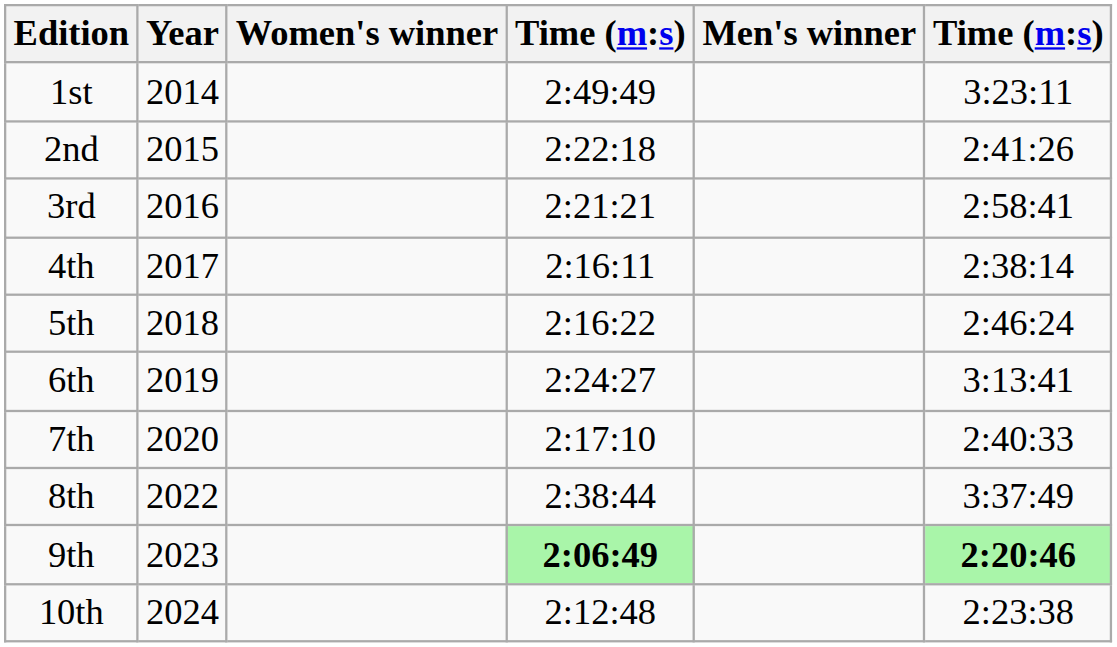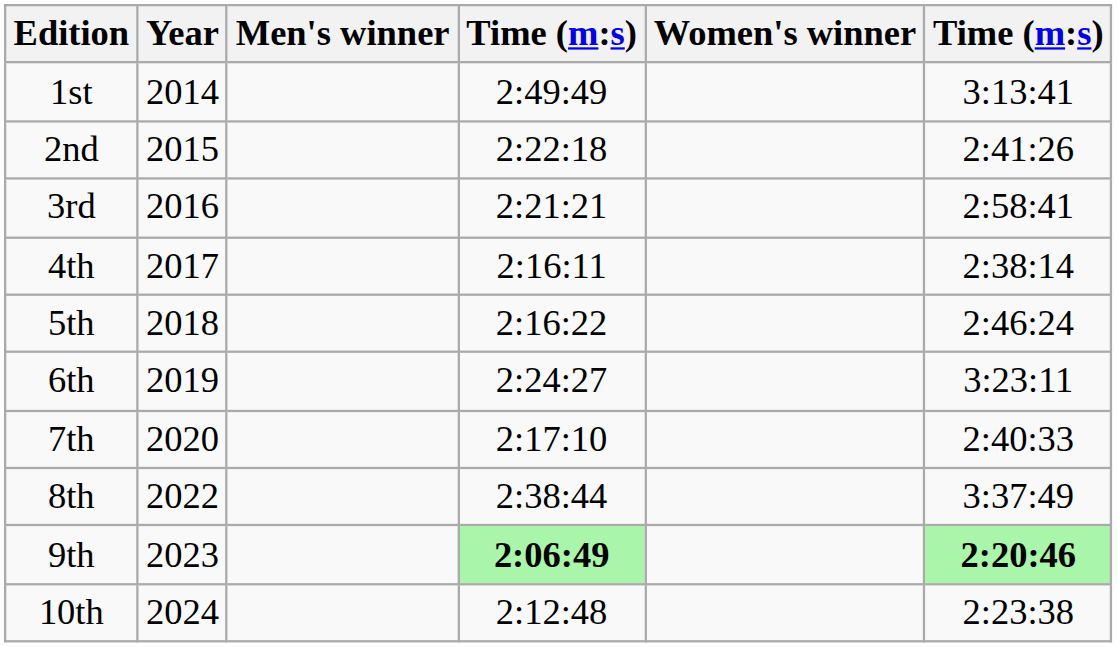columns swapped: (809, 33) <-> (367, 33)
(1018, 91) 3:23:11 -> (1018, 91) 3:13:41
(1018, 380) 3:13:41 -> (1018, 380) 3:23:11
